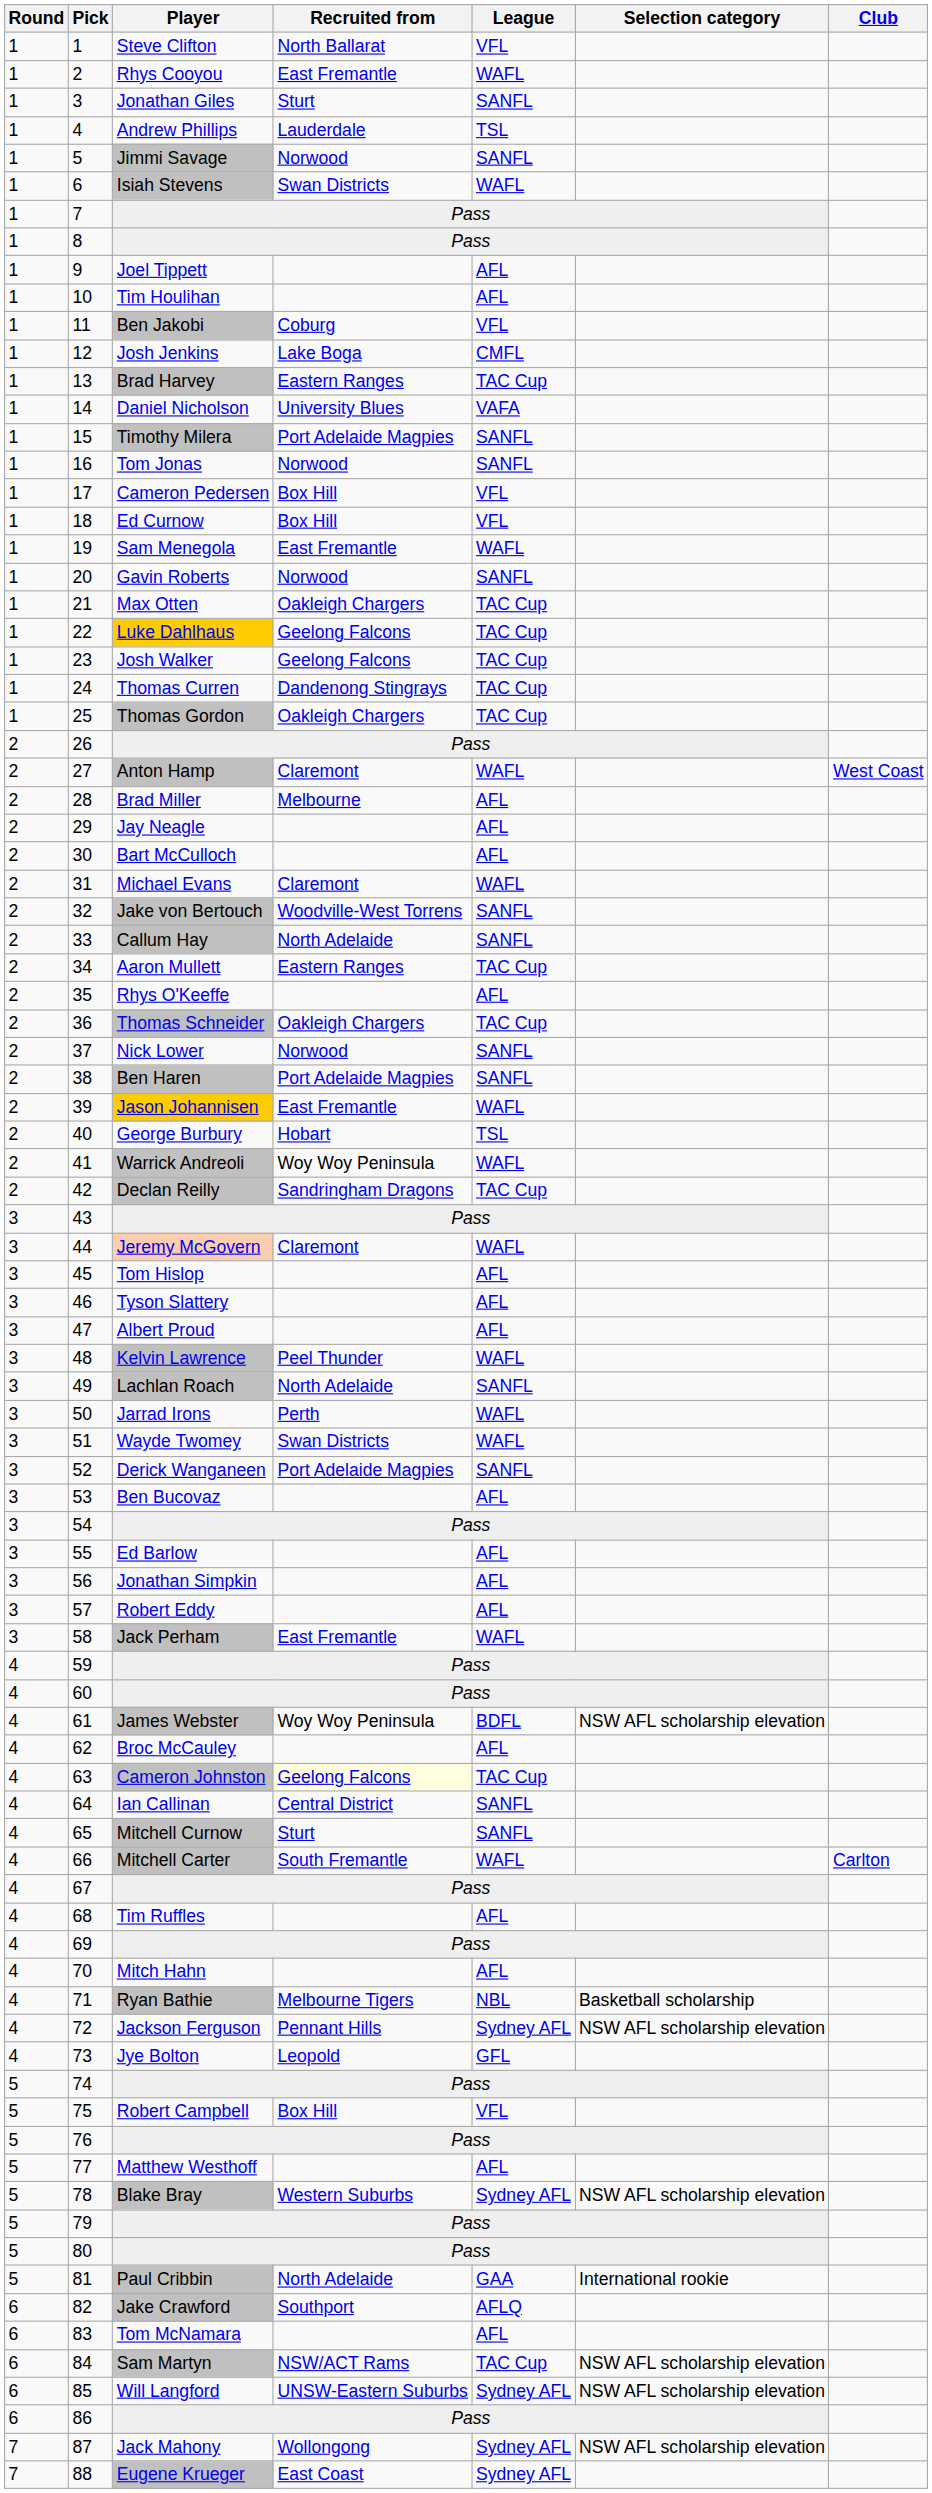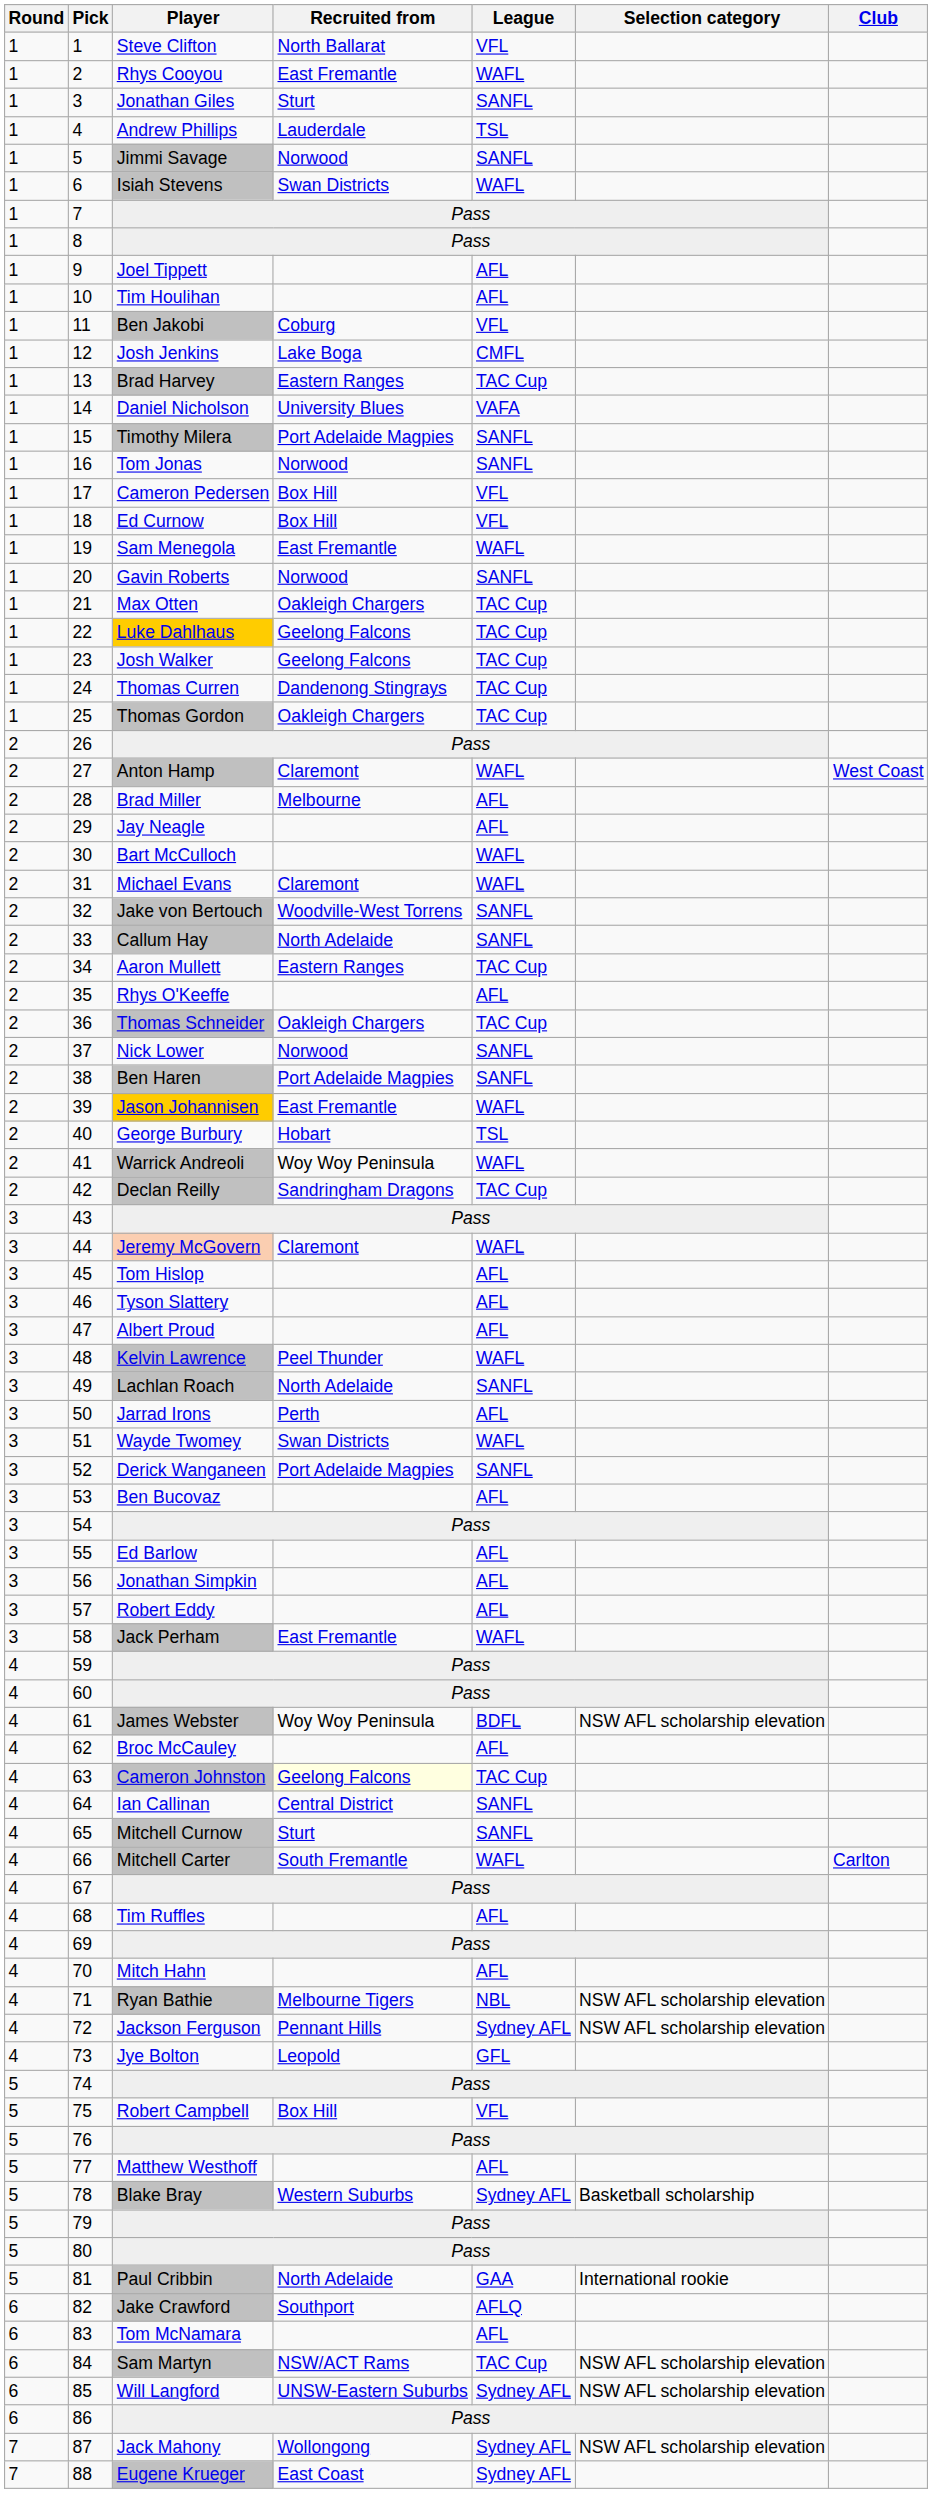(492, 855) AFL -> (500, 855) WAFL
(500, 1414) WAFL -> (492, 1414) AFL
(667, 2000) Basketball scholarship -> (702, 2000) NSW AFL scholarship elevation
(702, 2195) NSW AFL scholarship elevation -> (667, 2195) Basketball scholarship
